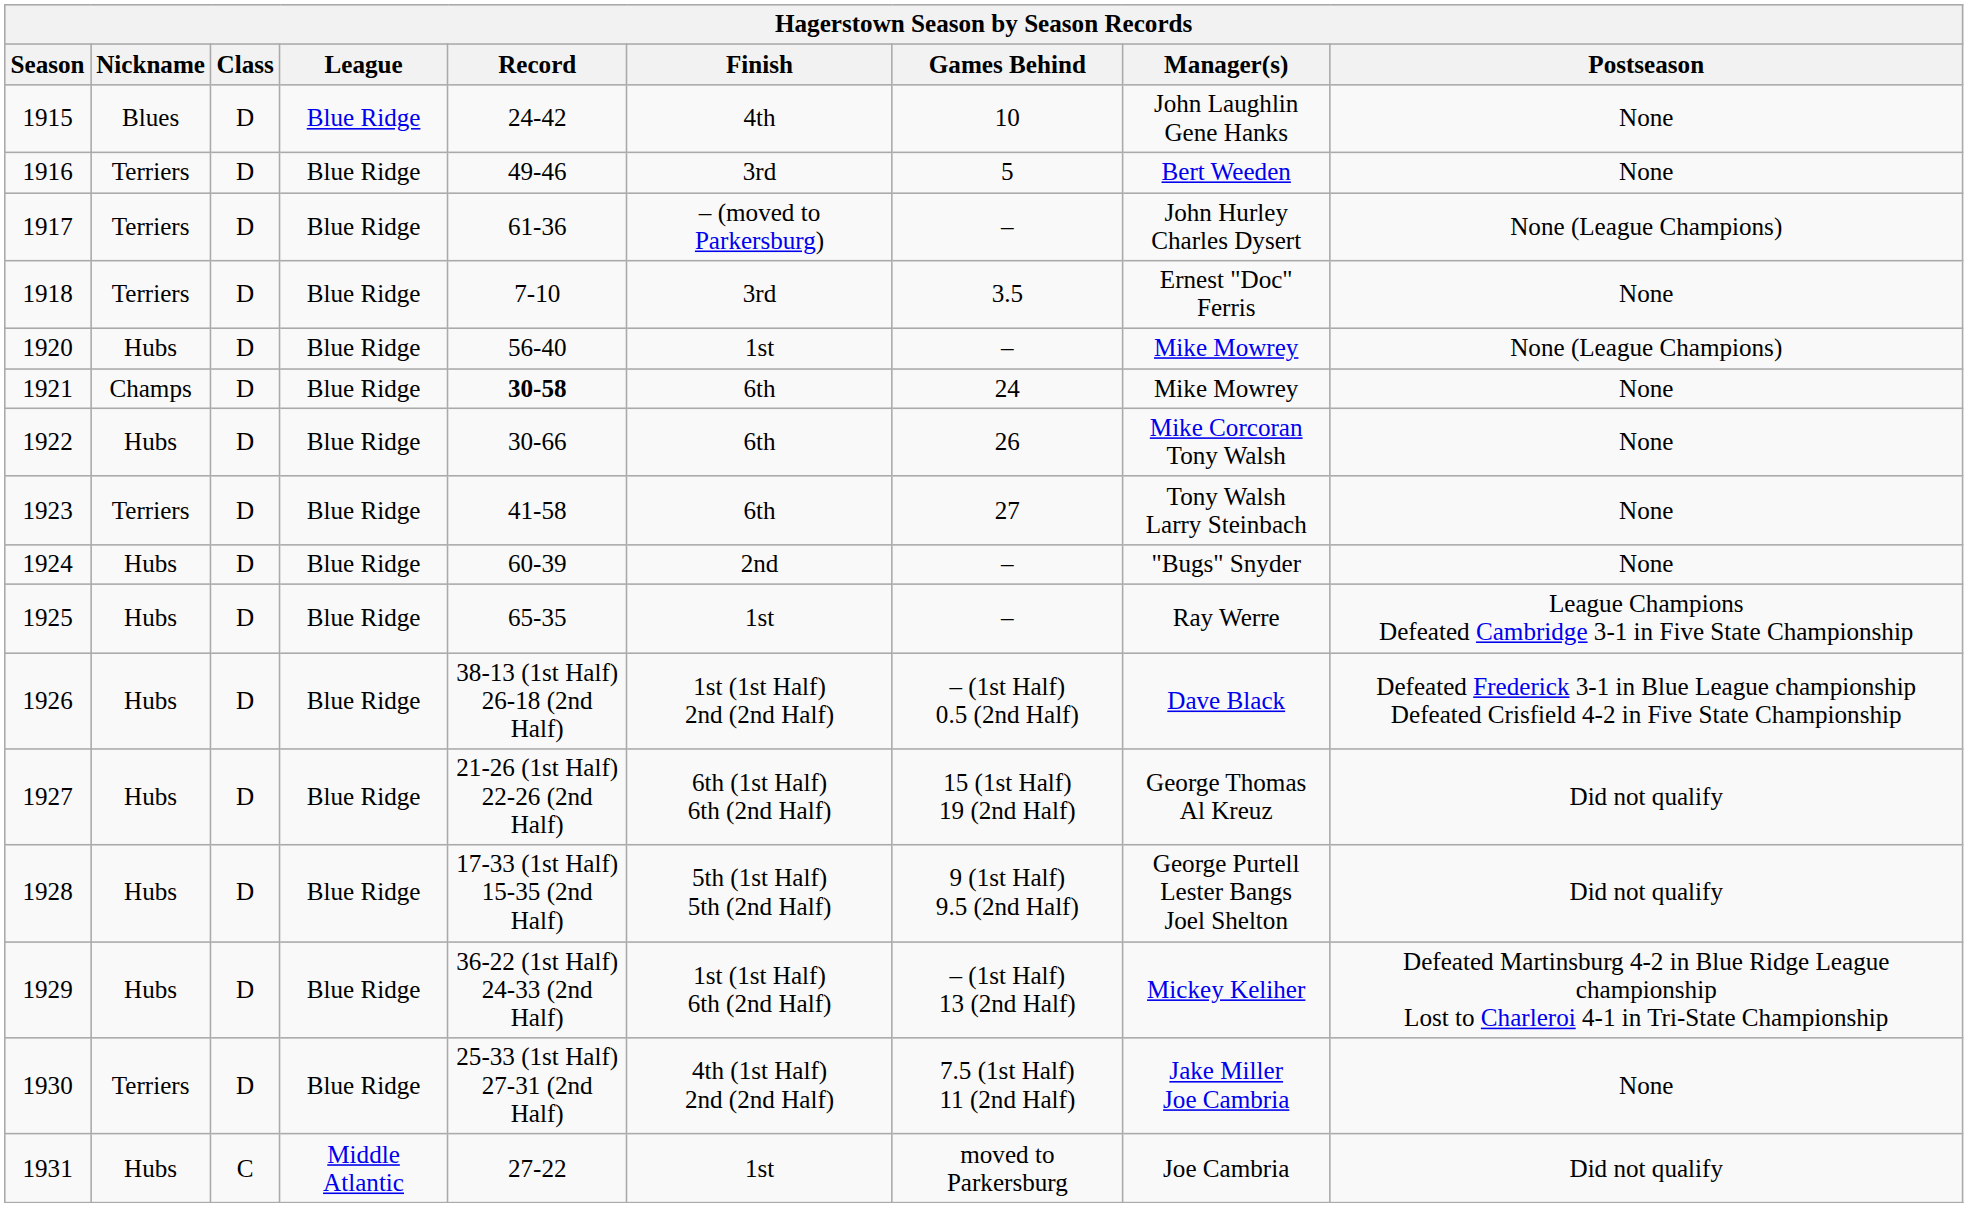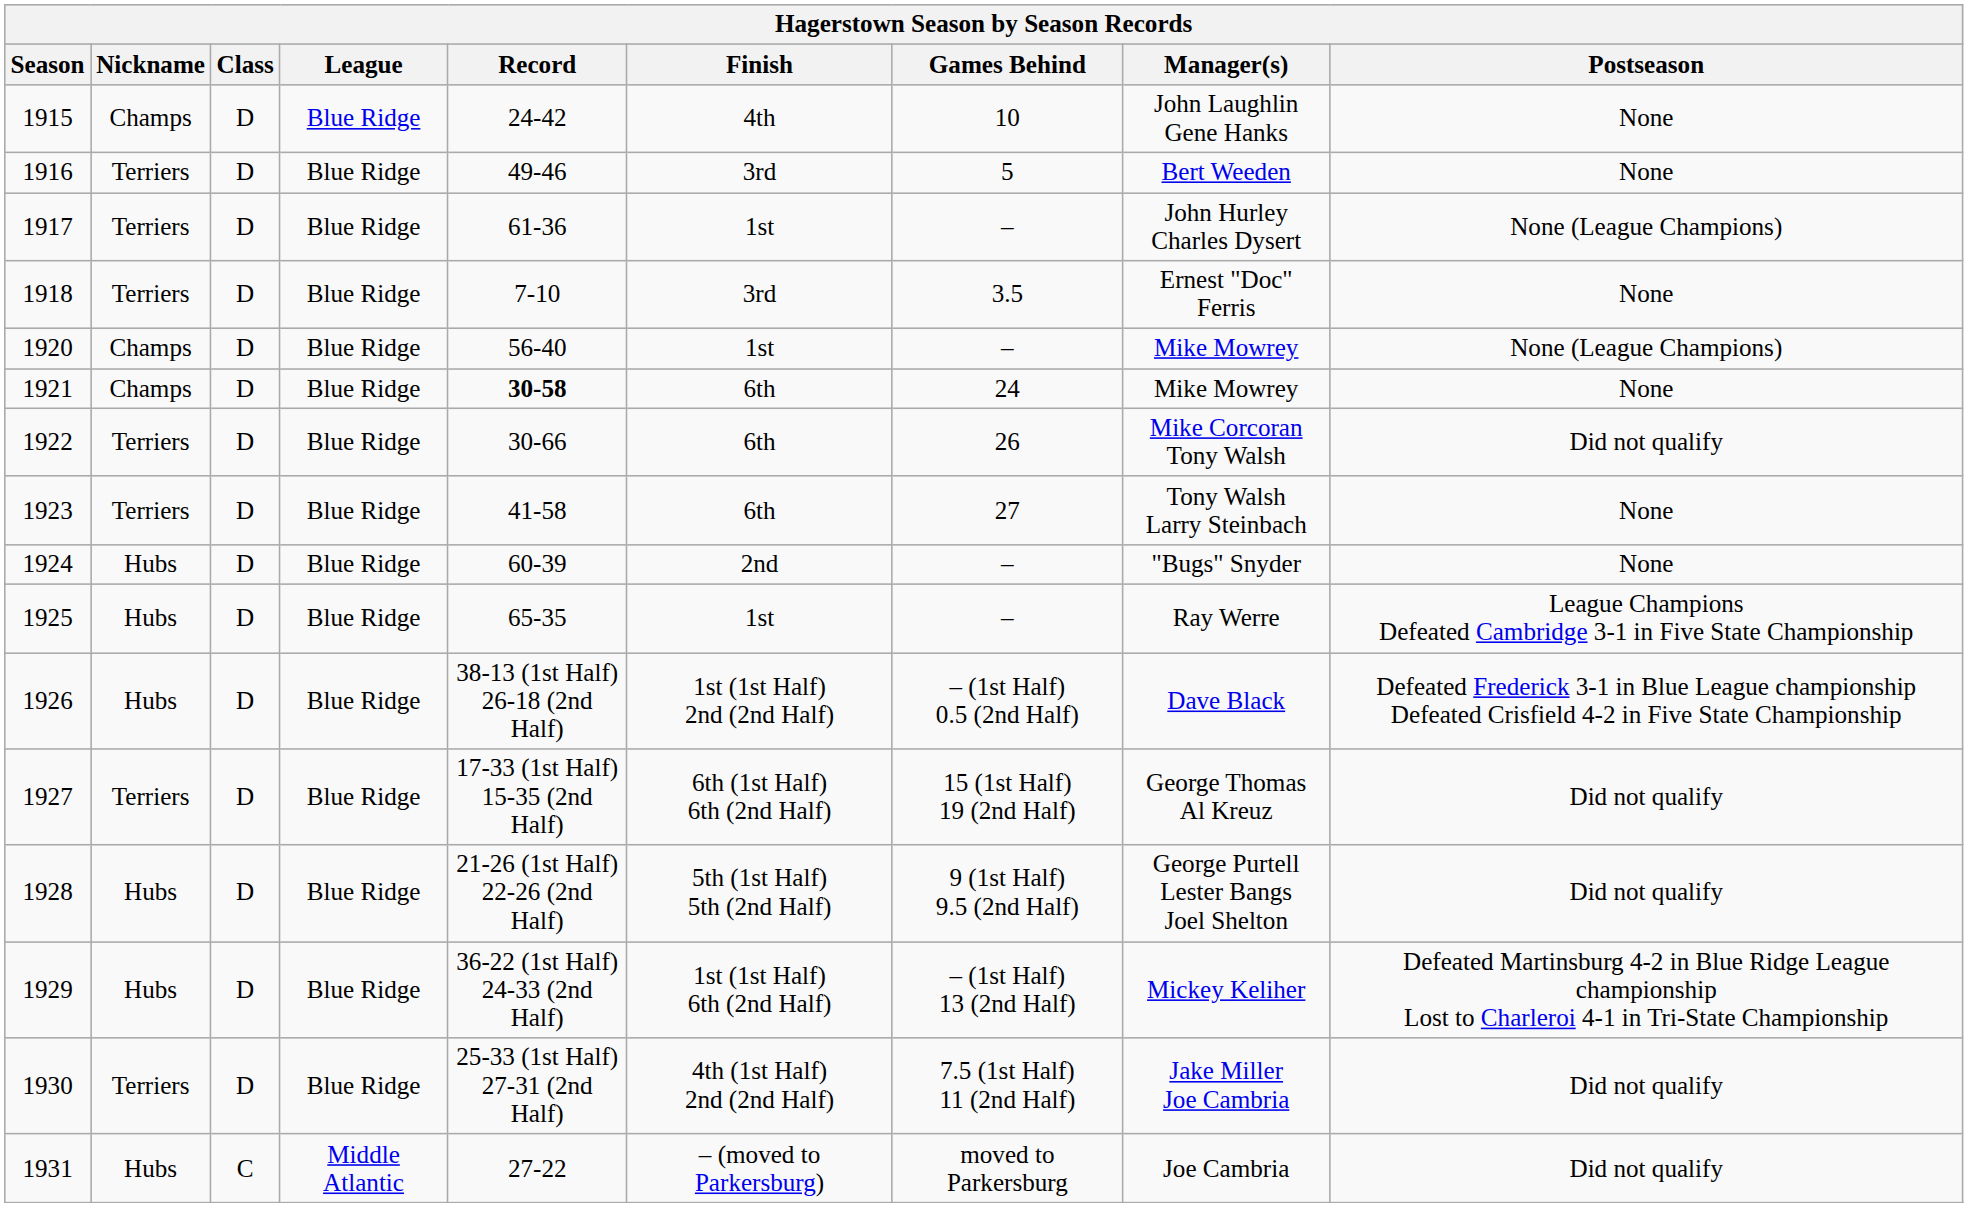(151, 118) Blues -> (151, 118) Champs
(760, 226) – (moved to Parkersburg) -> (760, 226) 1st
(151, 348) Hubs -> (151, 348) Champs
(151, 442) Hubs -> (151, 442) Terriers
(1646, 442) None -> (1646, 442) Did not qualify
(151, 796) Hubs -> (151, 796) Terriers
(537, 796) 21-26 (1st Half) 22-26 (2nd Half) -> (537, 796) 17-33 (1st Half) 15-35 (2nd Half)
(537, 893) 17-33 (1st Half) 15-35 (2nd Half) -> (537, 893) 21-26 (1st Half) 22-26 (2nd Half)
(1646, 1085) None -> (1646, 1085) Did not qualify
(760, 1167) 1st -> (760, 1167) – (moved to Parkersburg)
